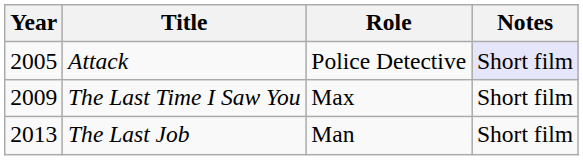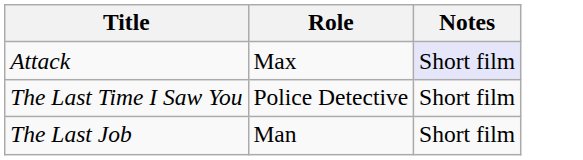- column: (34, 23)
(389, 60) Police Detective -> (275, 60) Max
(333, 97) Max -> (331, 97) Police Detective
